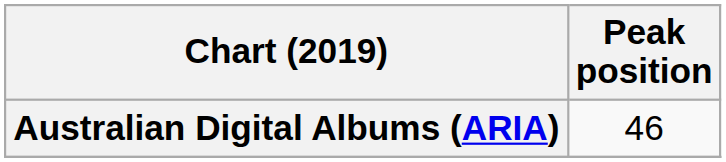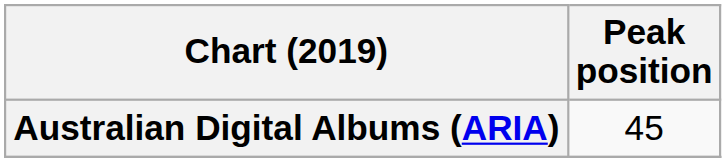(644, 127) 46 -> (644, 127) 45
